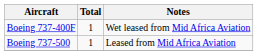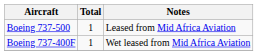rows swapped: (38, 43) <-> (41, 27)
